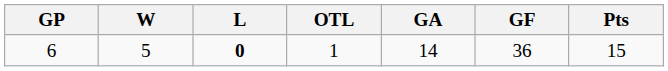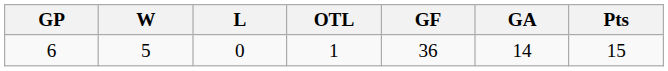columns swapped: (522, 19) <-> (428, 19)
(240, 50) bold -> (240, 50) normal
